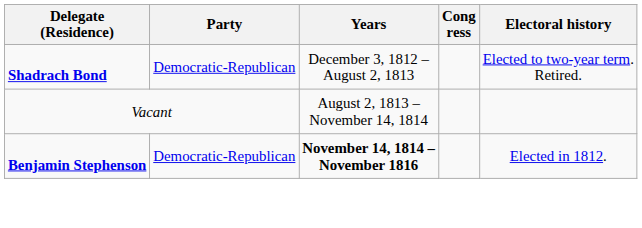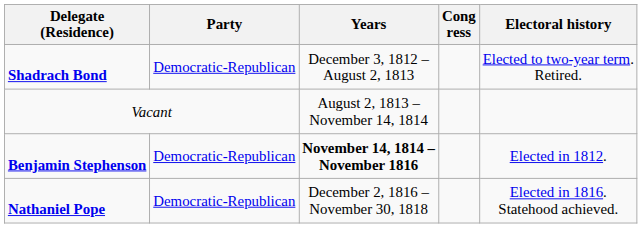+ row: (56, 209)
